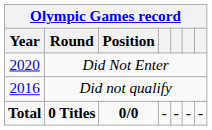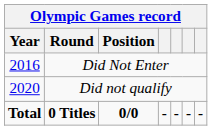(25, 64) 2020 -> (25, 64) 2016
(25, 88) 2016 -> (25, 88) 2020
